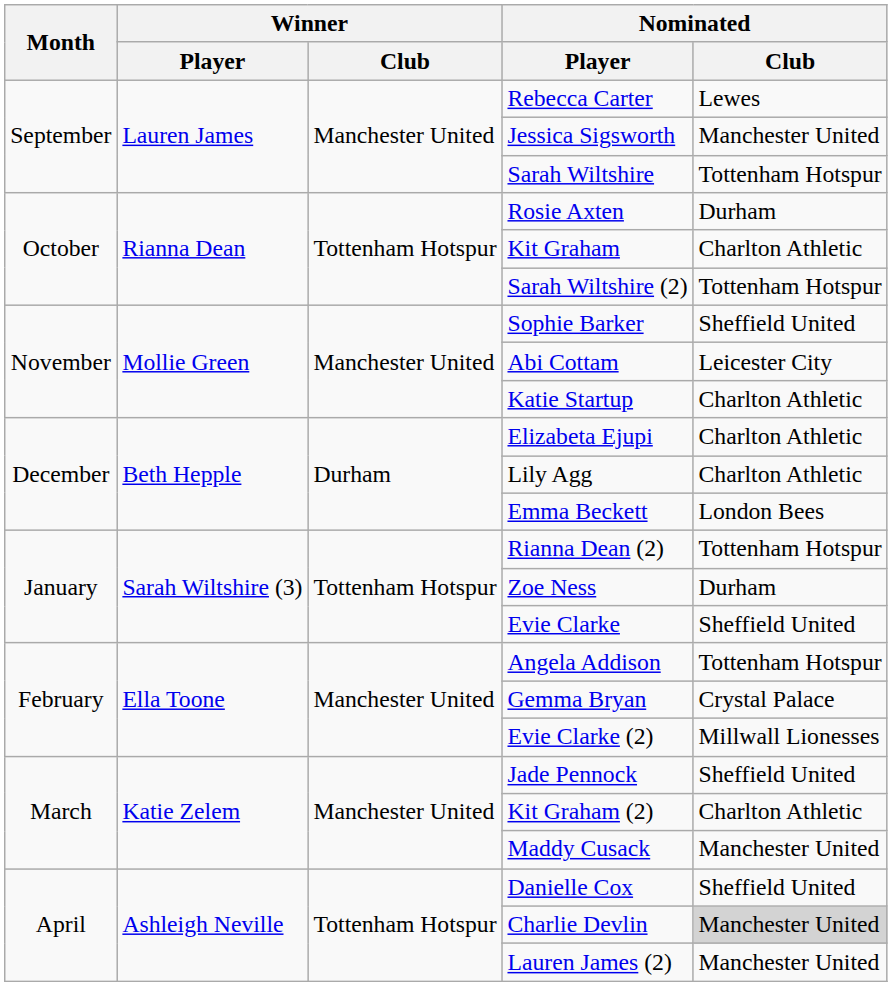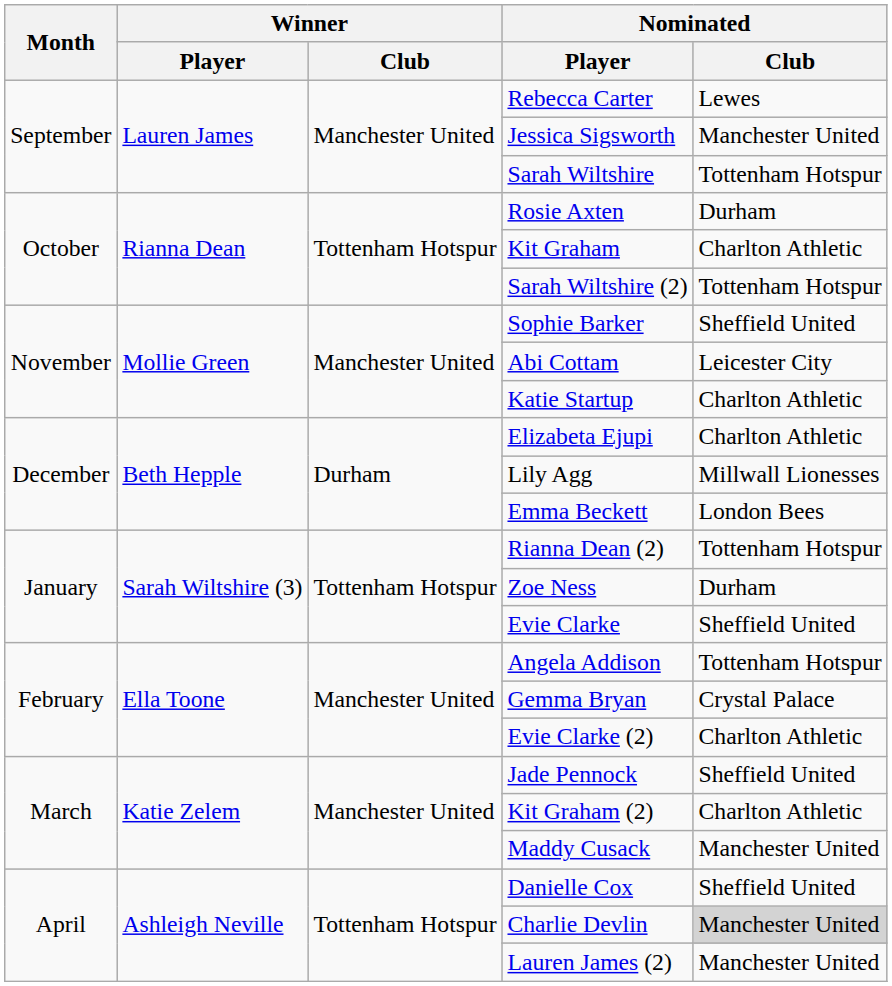(780, 473) Charlton Athletic -> (789, 473) Millwall Lionesses
(789, 736) Millwall Lionesses -> (780, 736) Charlton Athletic
